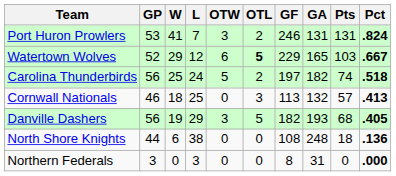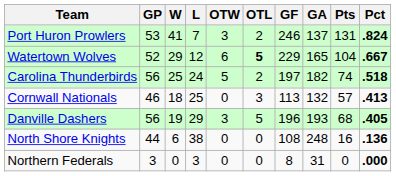(317, 35) 131 -> (317, 35) 137
(345, 56) 103 -> (345, 56) 104
(289, 118) 182 -> (289, 118) 196
(345, 139) 18 -> (345, 139) 16
